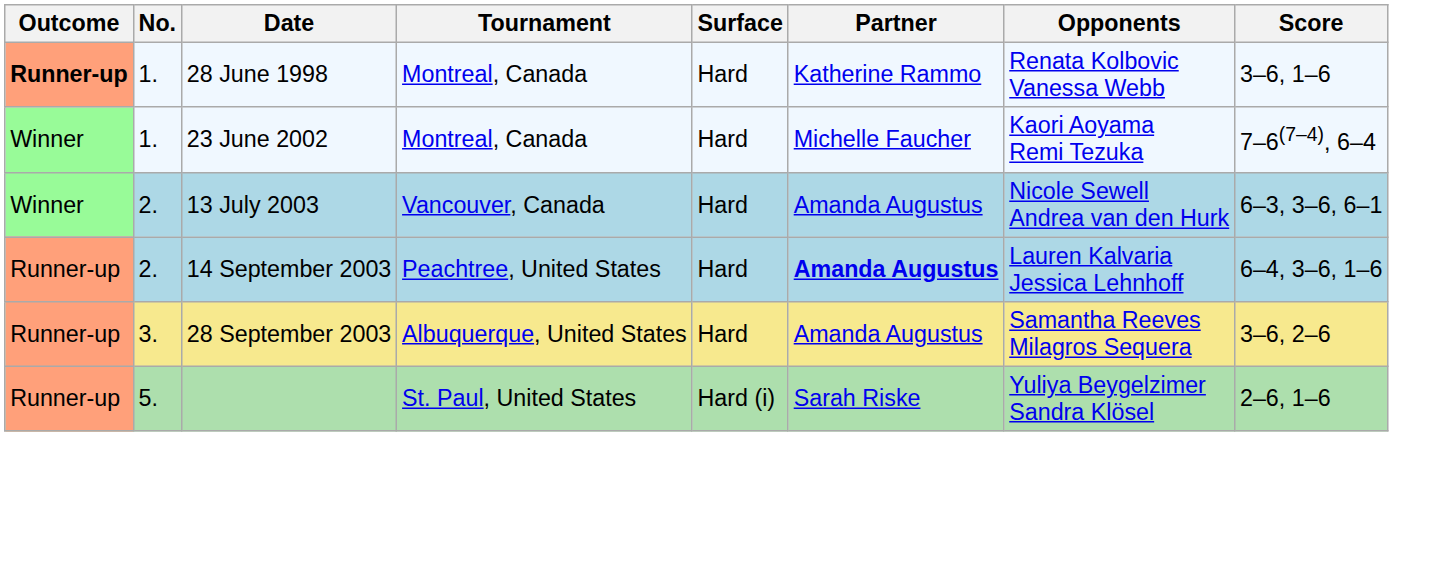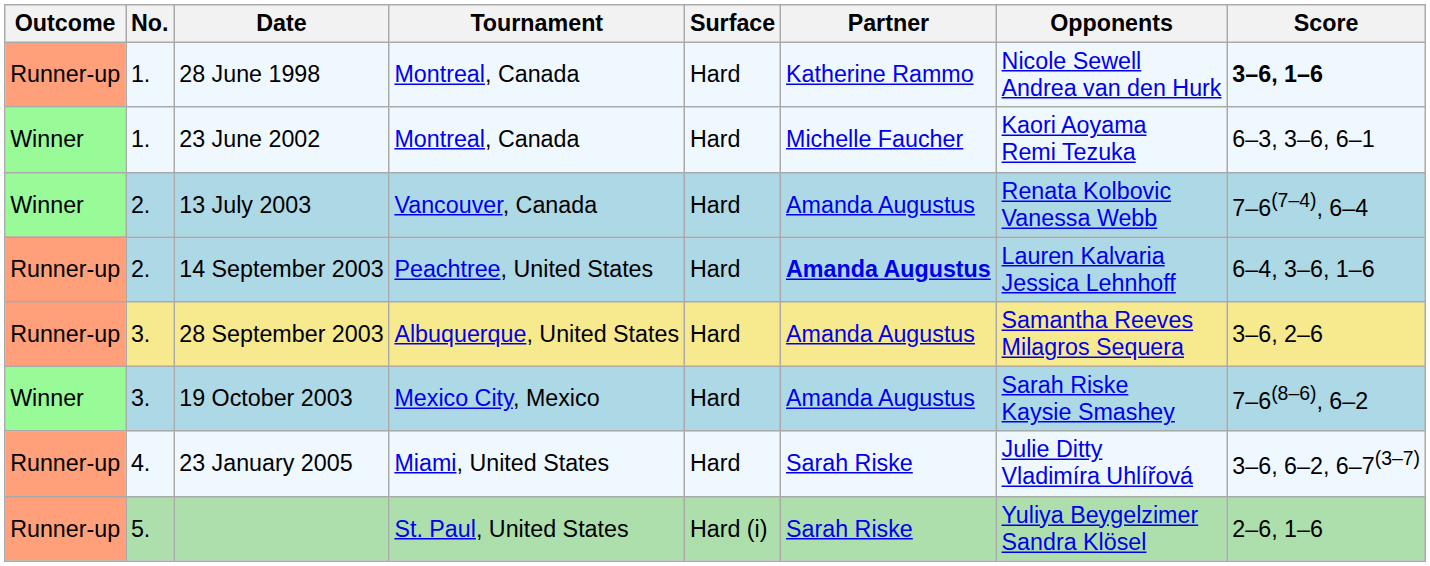(69, 74) bold -> (65, 74) normal
(1094, 74) Renata Kolbovic Vanessa Webb -> (1112, 74) Nicole Sewell Andrea van den Hurk
(1285, 74) normal -> (1278, 74) bold
(1308, 138) 7–6(7–4), 6–4 -> (1303, 138) 6–3, 3–6, 6–1
(1119, 203) Nicole Sewell Andrea van den Hurk -> (1086, 203) Renata Kolbovic Vanessa Webb
(1311, 203) 6–3, 3–6, 6–1 -> (1300, 203) 7–6(7–4), 6–4
+ row: (266, 398)
+ row: (266, 462)
